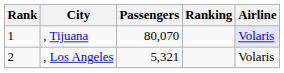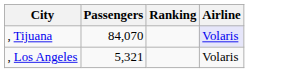- column: (22, 15)
(162, 36) 80,070 -> (126, 36) 84,070
